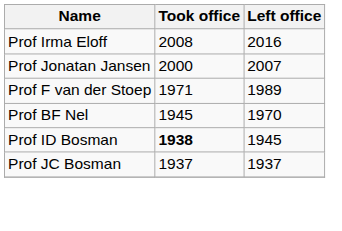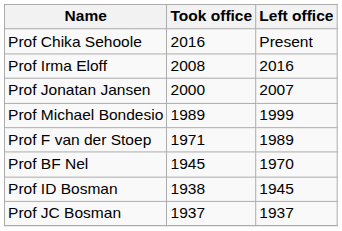+ row: (75, 41)
+ row: (86, 115)
(176, 139) bold -> (188, 189) normal
